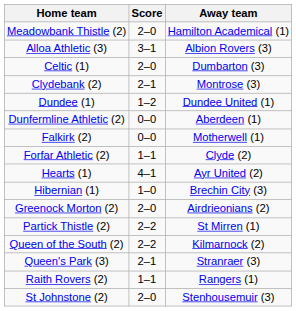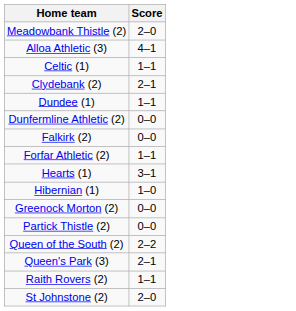- column: (228, 13)
(147, 48) 3–1 -> (147, 48) 4–1
(147, 66) 2–0 -> (147, 66) 1–1
(147, 102) 1–2 -> (147, 102) 1–1
(147, 173) 4–1 -> (147, 173) 3–1
(147, 208) 2–0 -> (147, 208) 0–0
(147, 226) 2–2 -> (147, 226) 0–0
